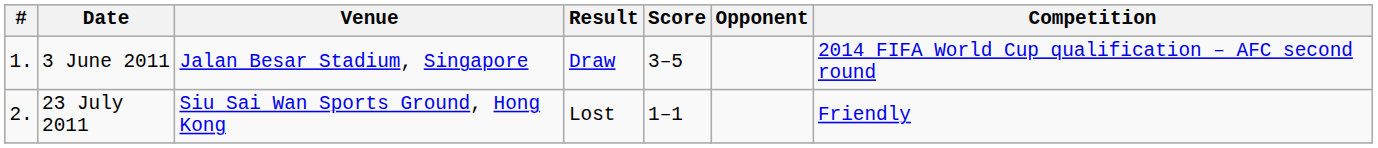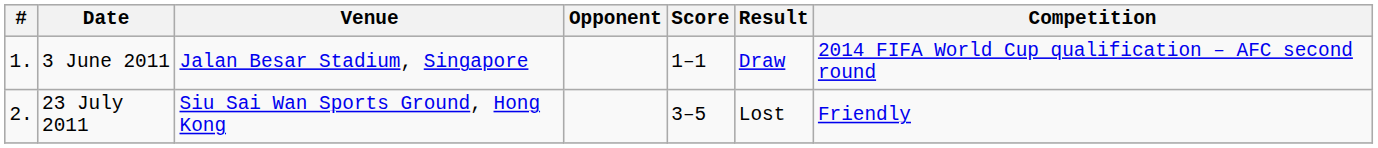columns swapped: (762, 21) <-> (604, 21)
(666, 63) 3–5 -> (689, 63) 1–1
(666, 116) 1–1 -> (689, 116) 3–5
